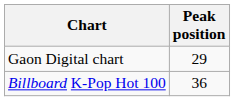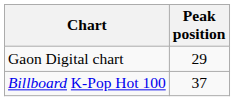(199, 83) 36 -> (199, 83) 37
